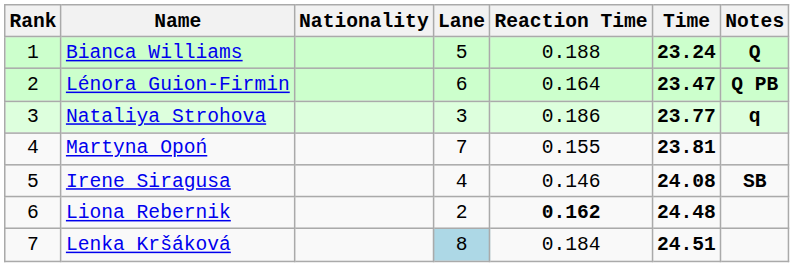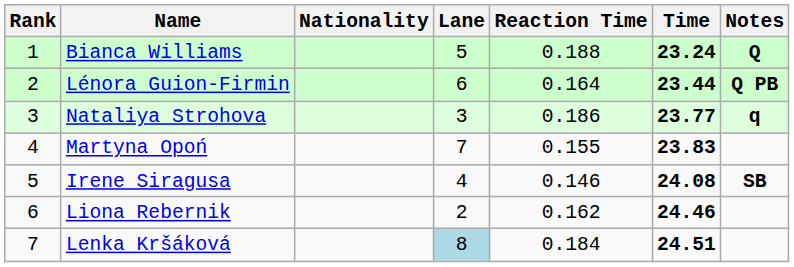(686, 85) 23.47 -> (686, 85) 23.44
(686, 149) 23.81 -> (686, 149) 23.83
(571, 213) bold -> (571, 213) normal
(686, 213) 24.48 -> (686, 213) 24.46
